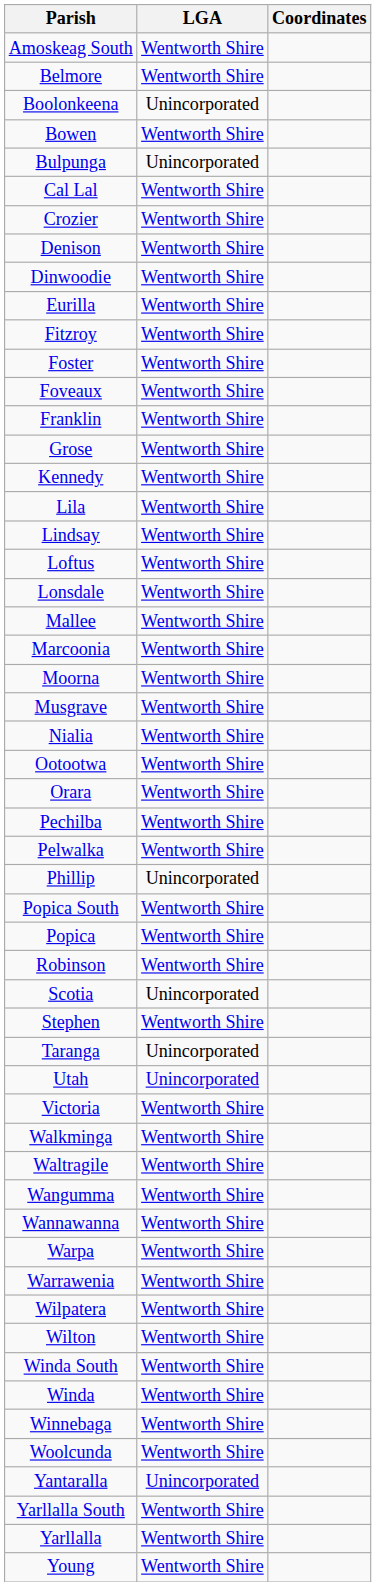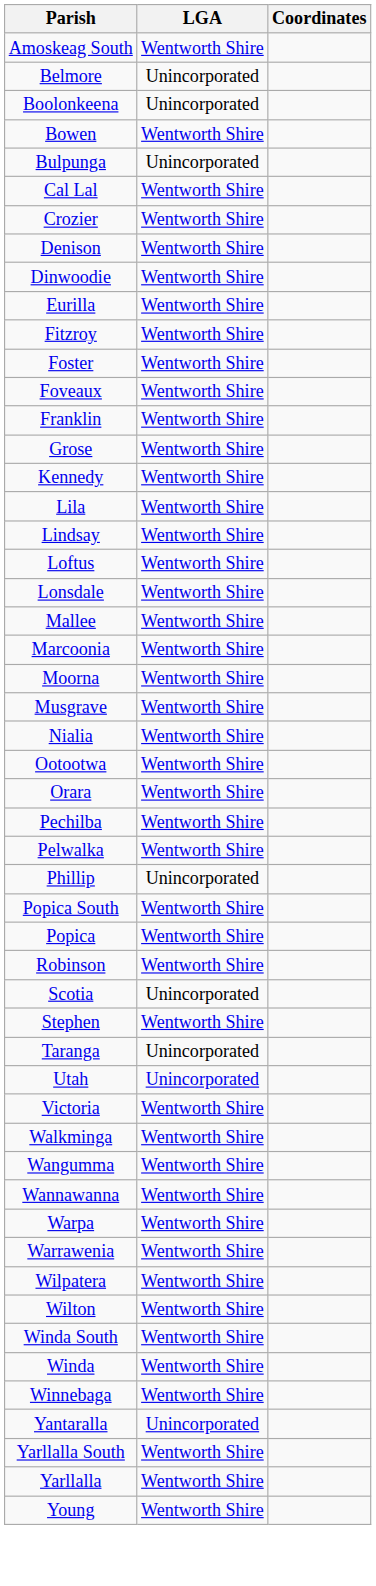(202, 76) Wentworth Shire -> (202, 76) Unincorporated
- row: (71, 1165)
- row: (71, 1452)
